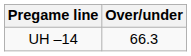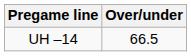(144, 39) 66.3 -> (144, 39) 66.5
